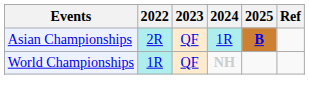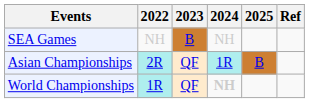+ row: (42, 39)
(259, 39) bold -> (259, 63) normal
